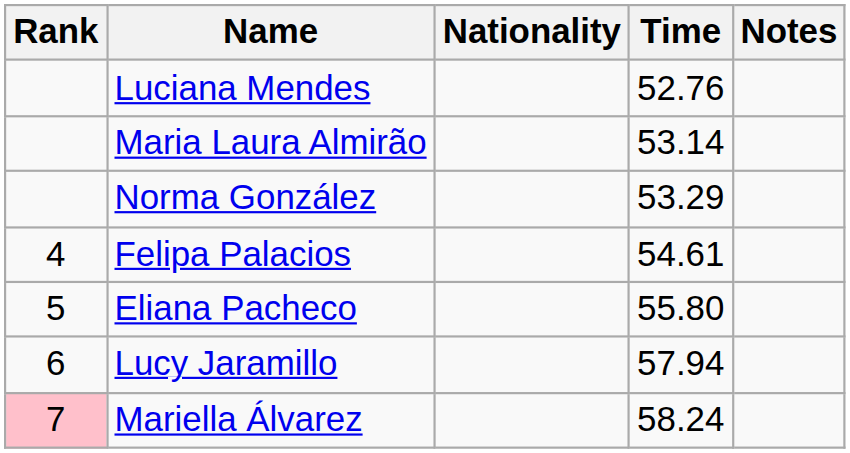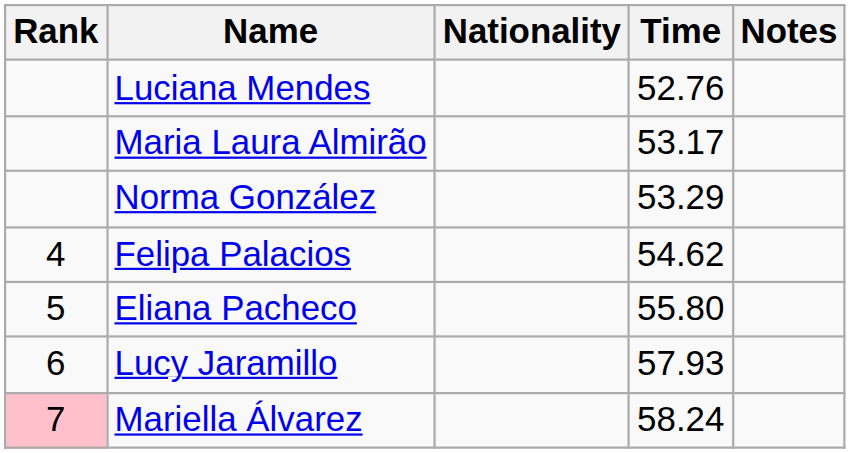(681, 142) 53.14 -> (681, 142) 53.17
(681, 253) 54.61 -> (681, 253) 54.62
(681, 364) 57.94 -> (681, 364) 57.93
